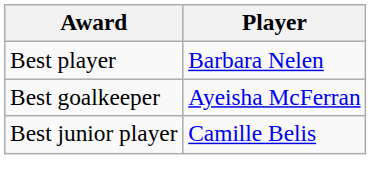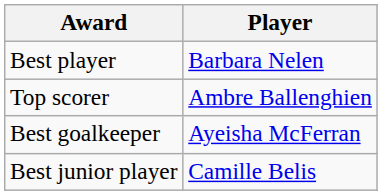+ row: (60, 97)
